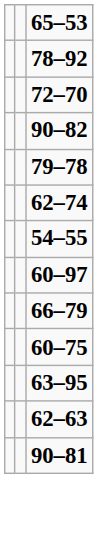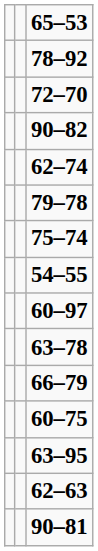rows swapped: (59, 202) <-> (59, 166)
+ row: (59, 238)
+ row: (59, 346)
